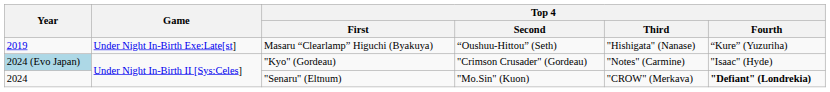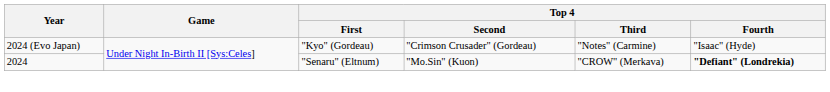- row: (348, 45)
(43, 62) lightblue background -> (43, 45) no background
